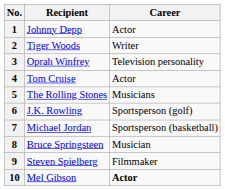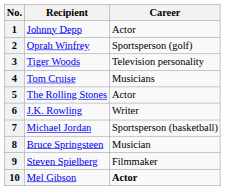(53, 45) Tiger Woods -> (58, 45) Oprah Winfrey
(125, 45) Writer -> (152, 45) Sportsperson (golf)
(58, 62) Oprah Winfrey -> (53, 62) Tiger Woods
(124, 78) Actor -> (133, 78) Musicians
(133, 95) Musicians -> (124, 95) Actor
(152, 111) Sportsperson (golf) -> (125, 111) Writer
